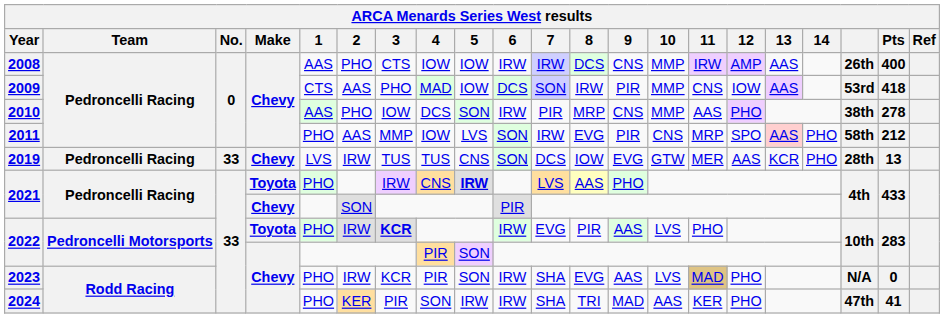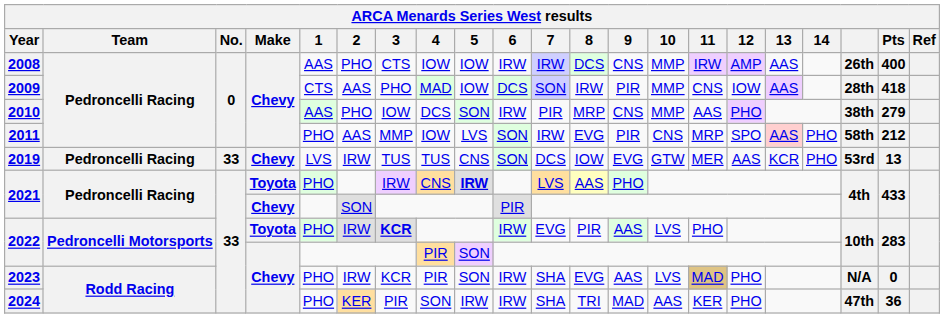(859, 88) 53rd -> (859, 88) 28th
(894, 111) 278 -> (894, 111) 279
(859, 159) 28th -> (859, 159) 53rd
(894, 301) 41 -> (894, 301) 36
